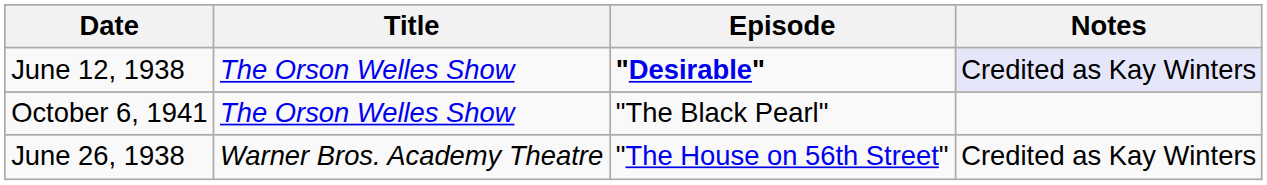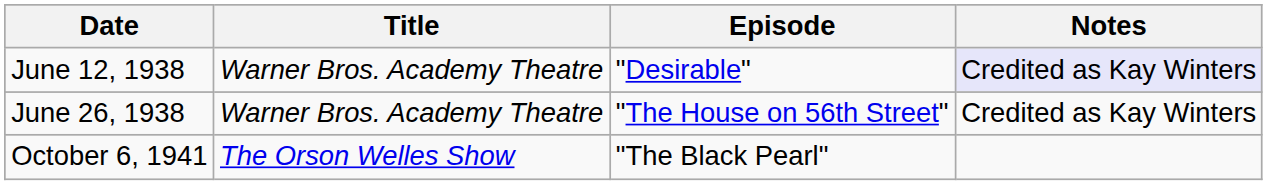(367, 69) The Orson Welles Show -> (412, 69) Warner Bros. Academy Theatre
(690, 69) bold -> (683, 69) normal
rows swapped: (98, 156) <-> (109, 112)
